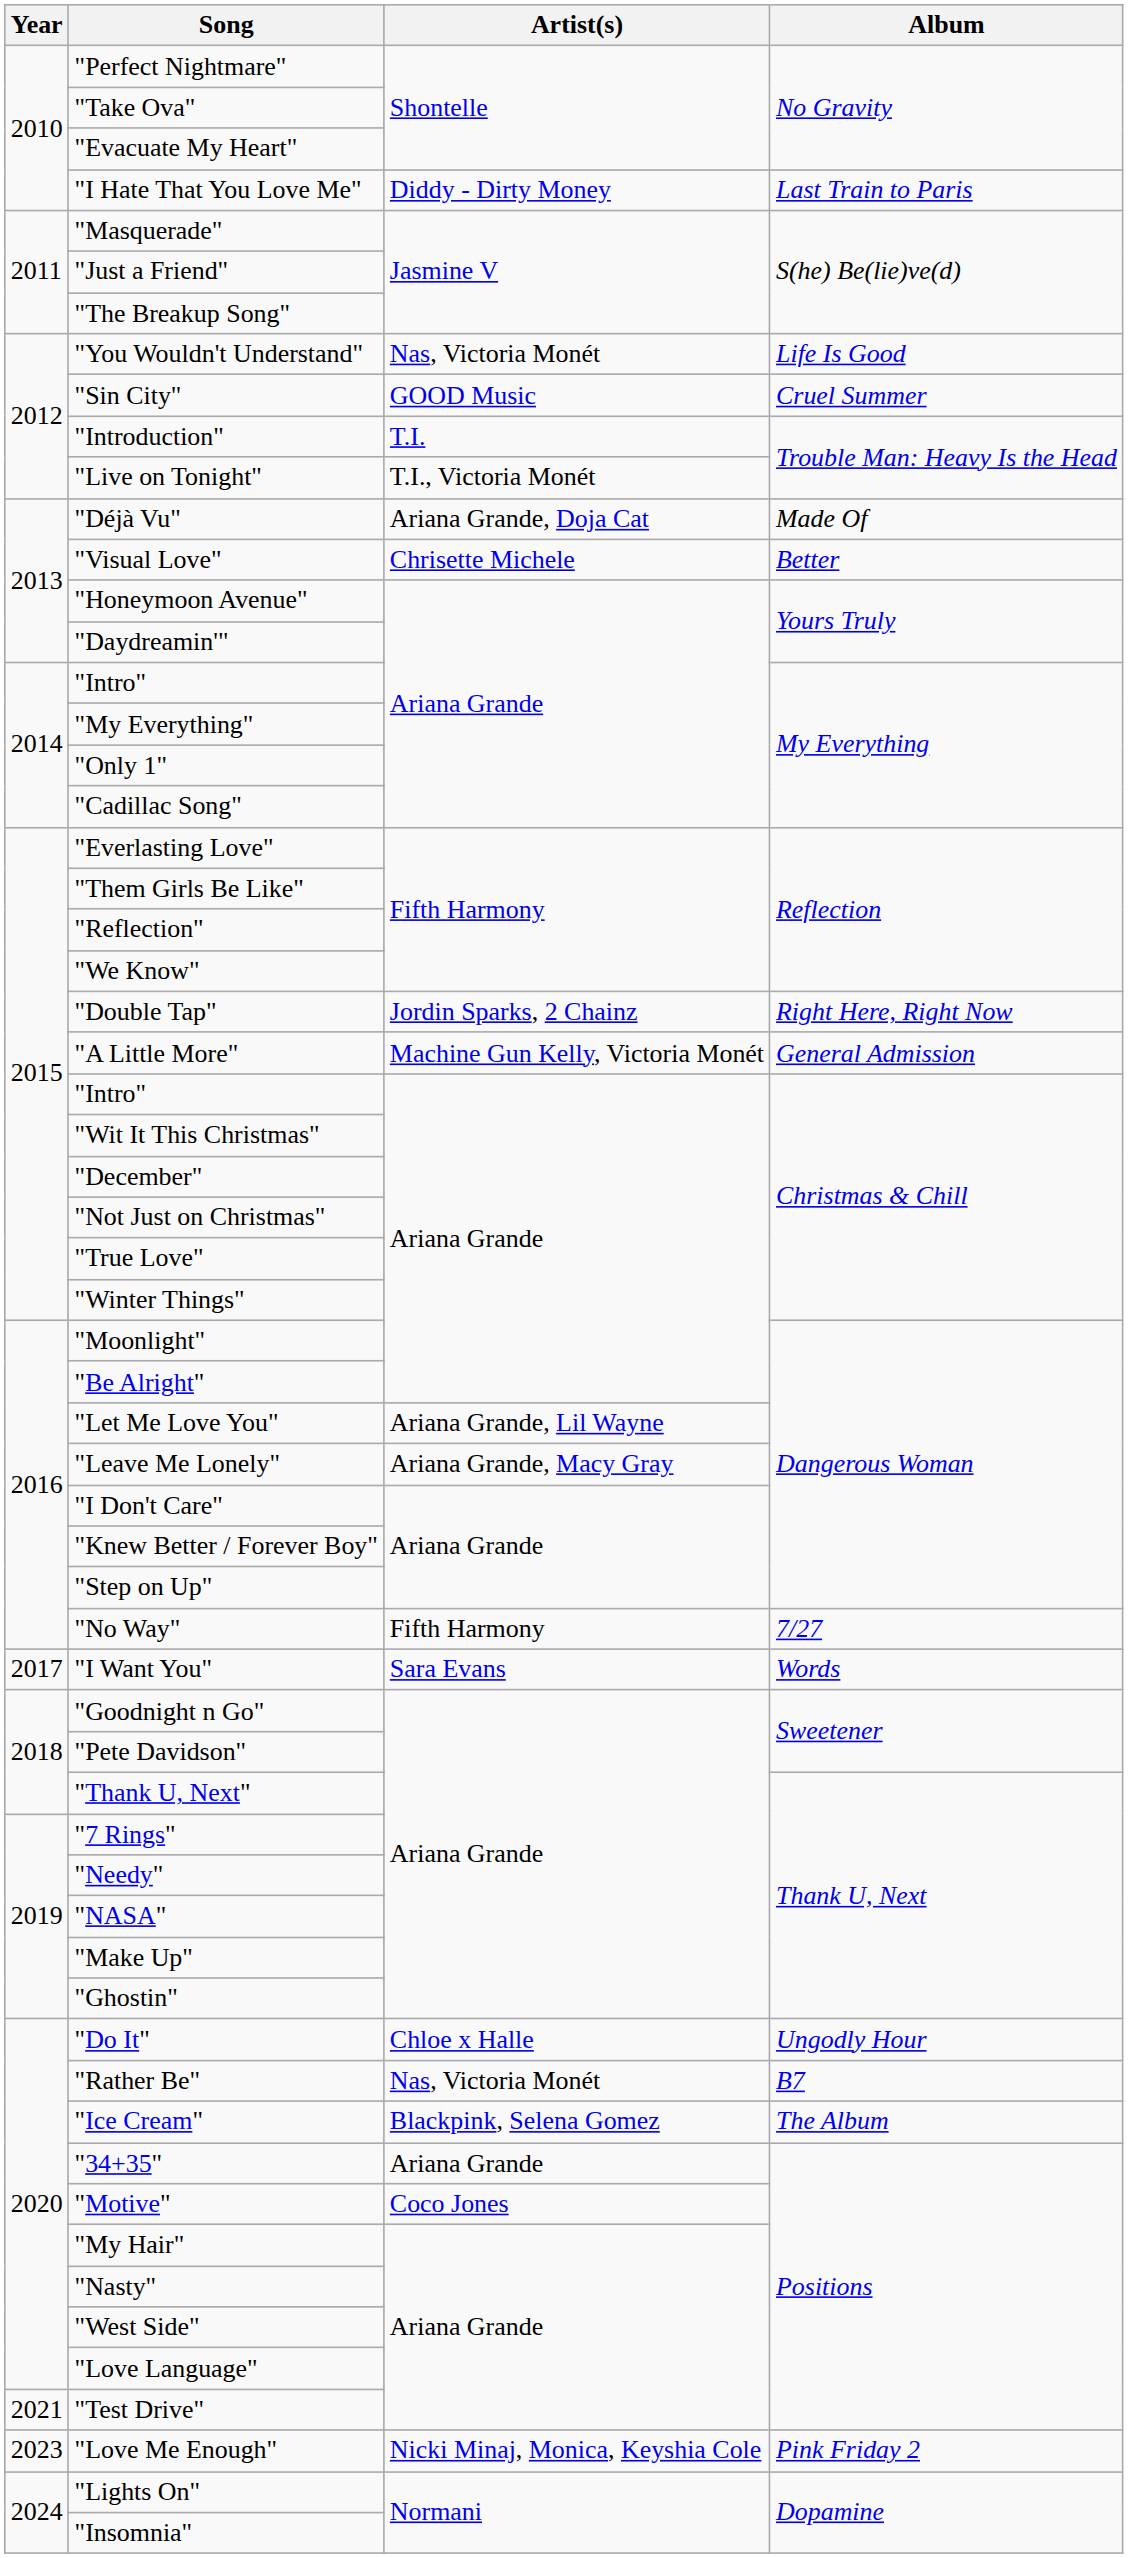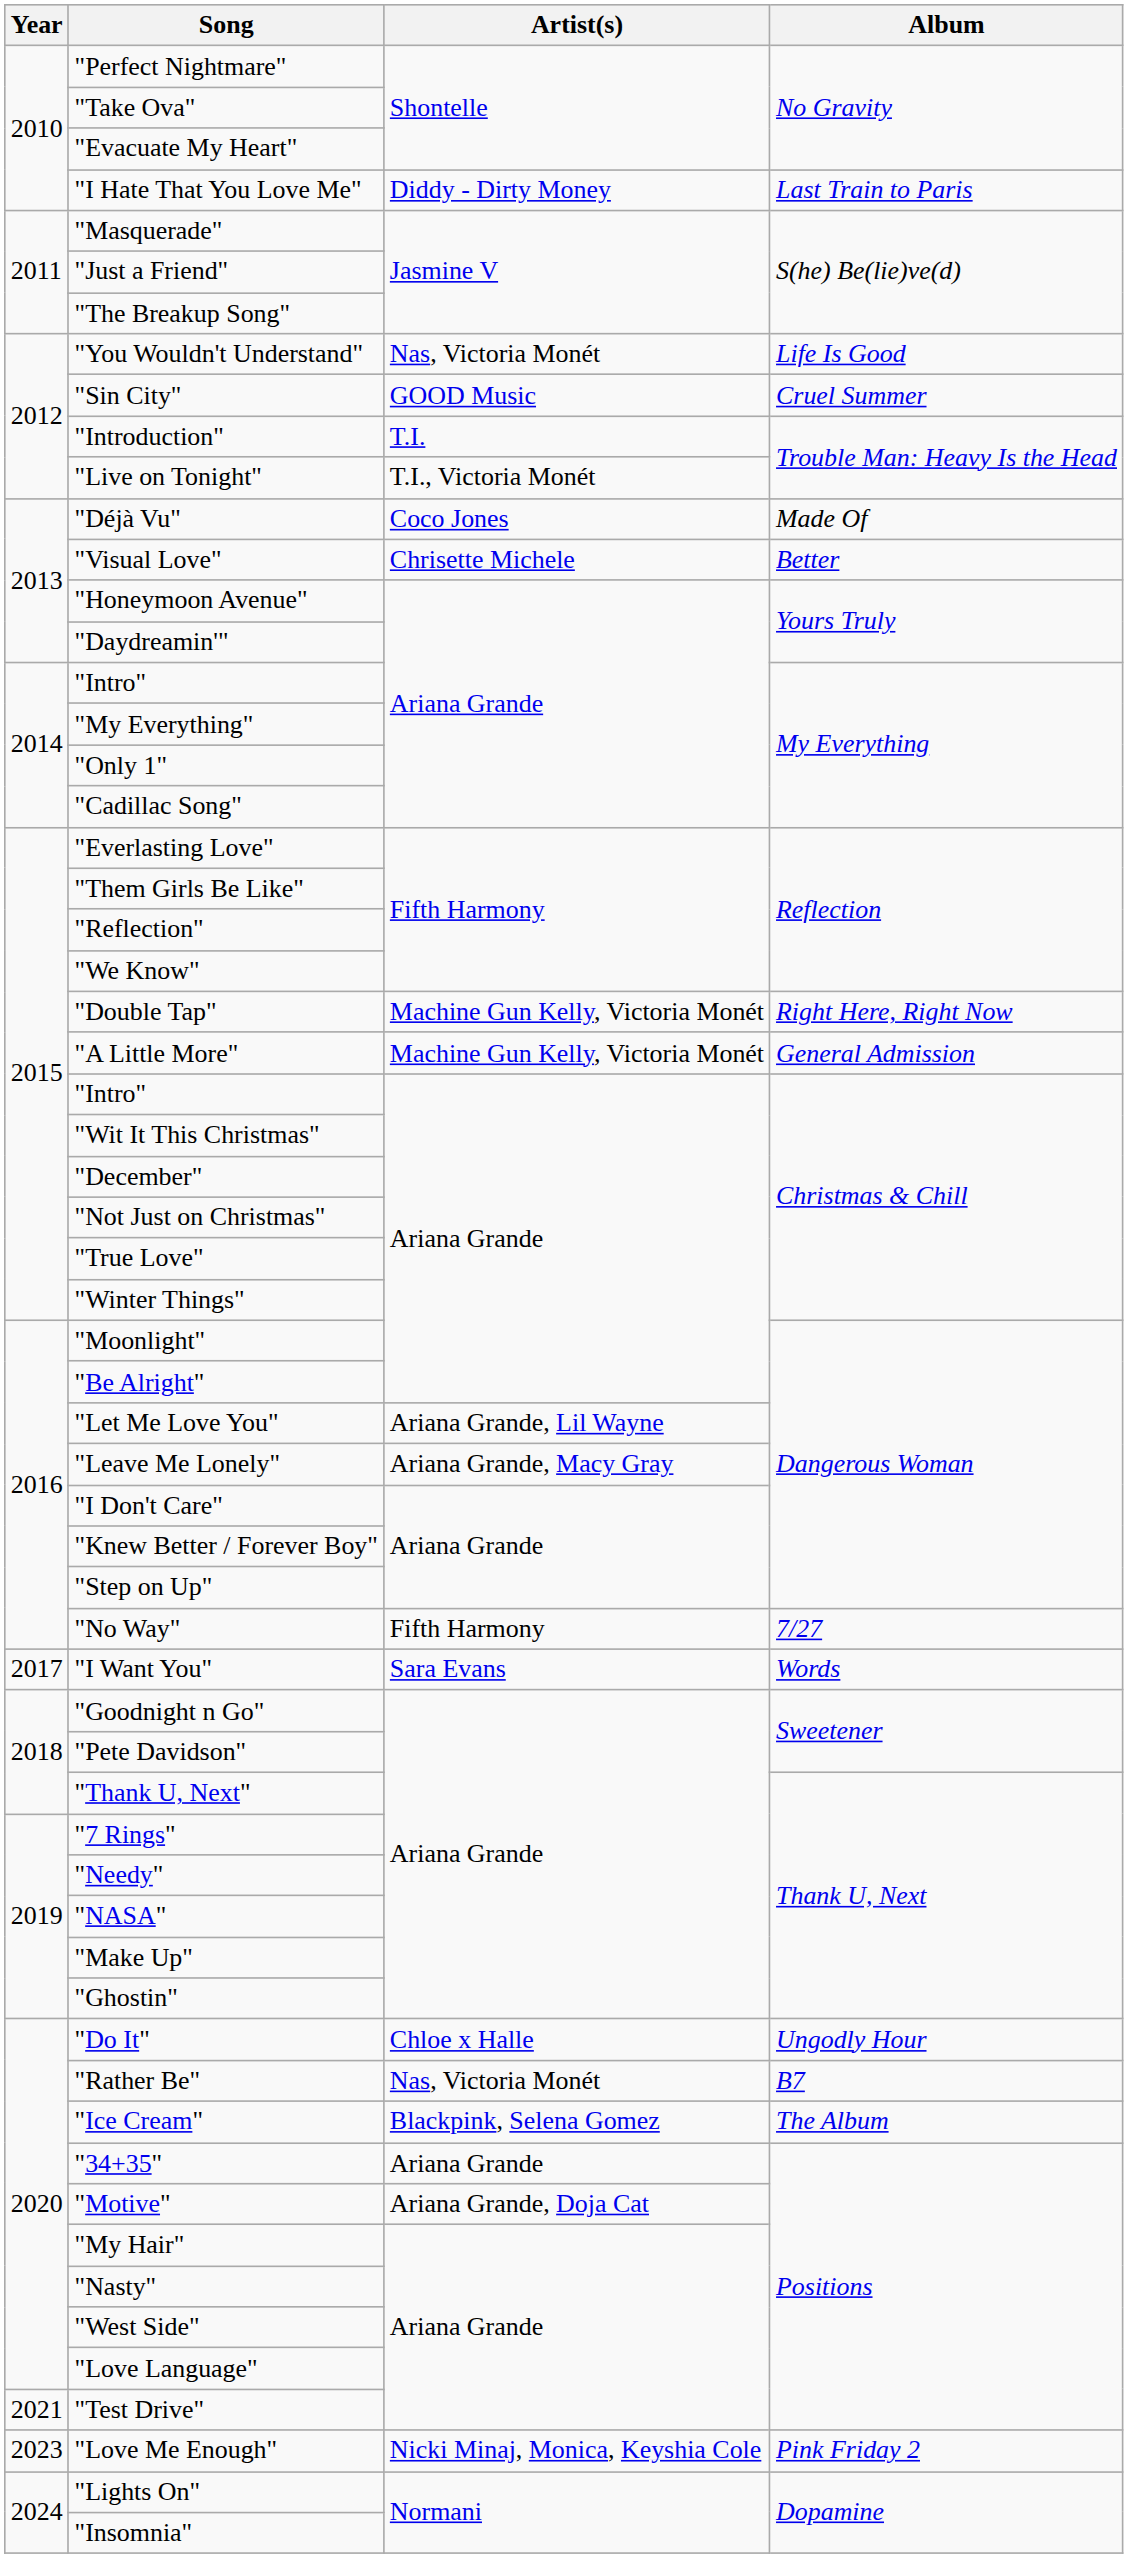(519, 518) Ariana Grande, Doja Cat -> (449, 518) Coco Jones
(514, 1011) Jordin Sparks, 2 Chainz -> (577, 1011) Machine Gun Kelly, Victoria Monét
(449, 2203) Coco Jones -> (519, 2203) Ariana Grande, Doja Cat
